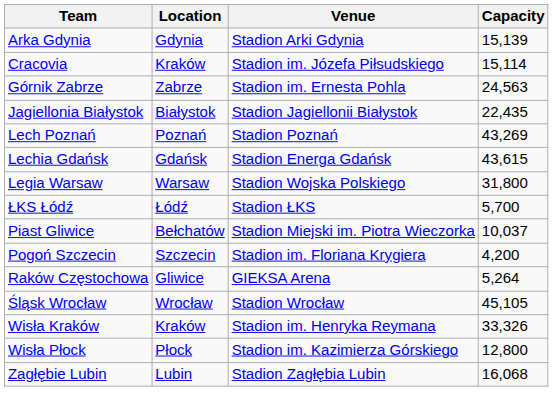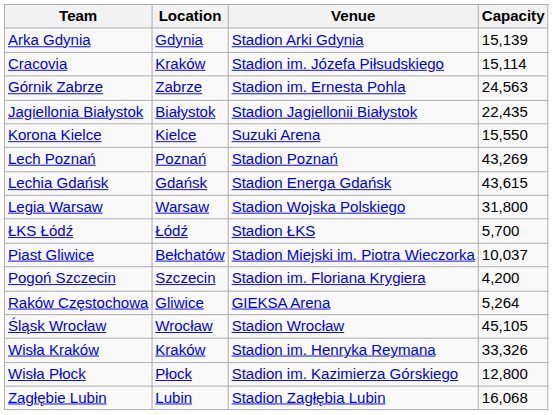+ row: (55, 135)
